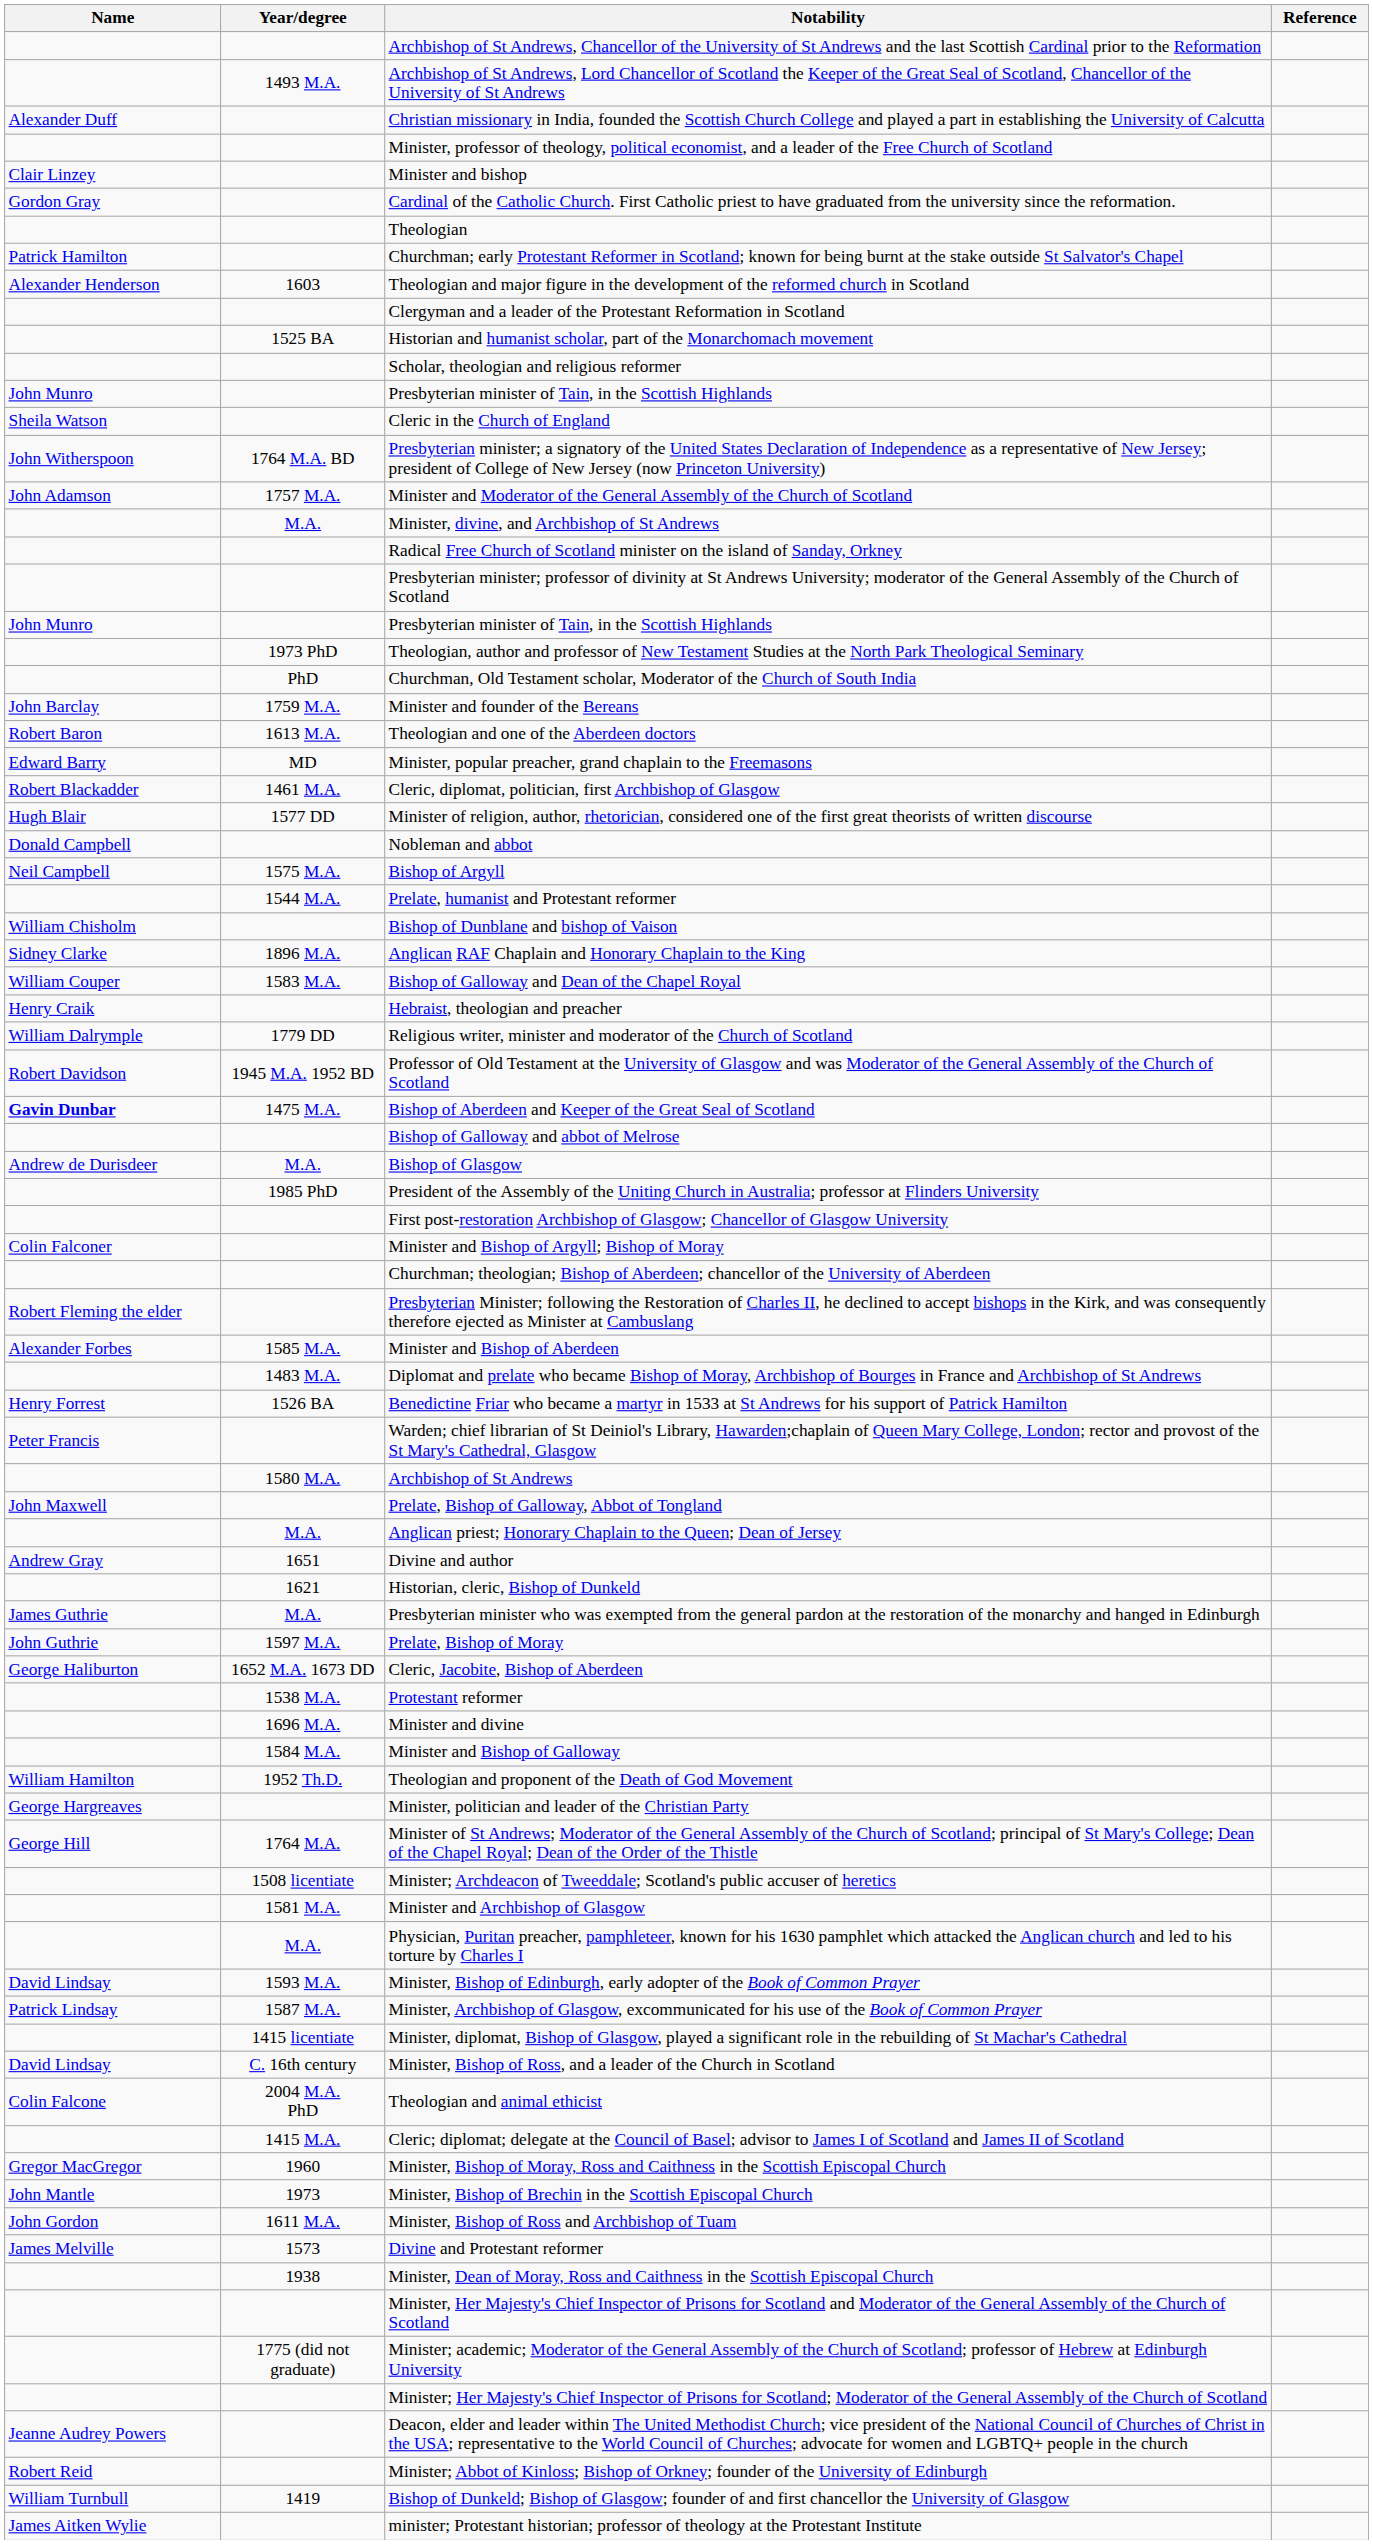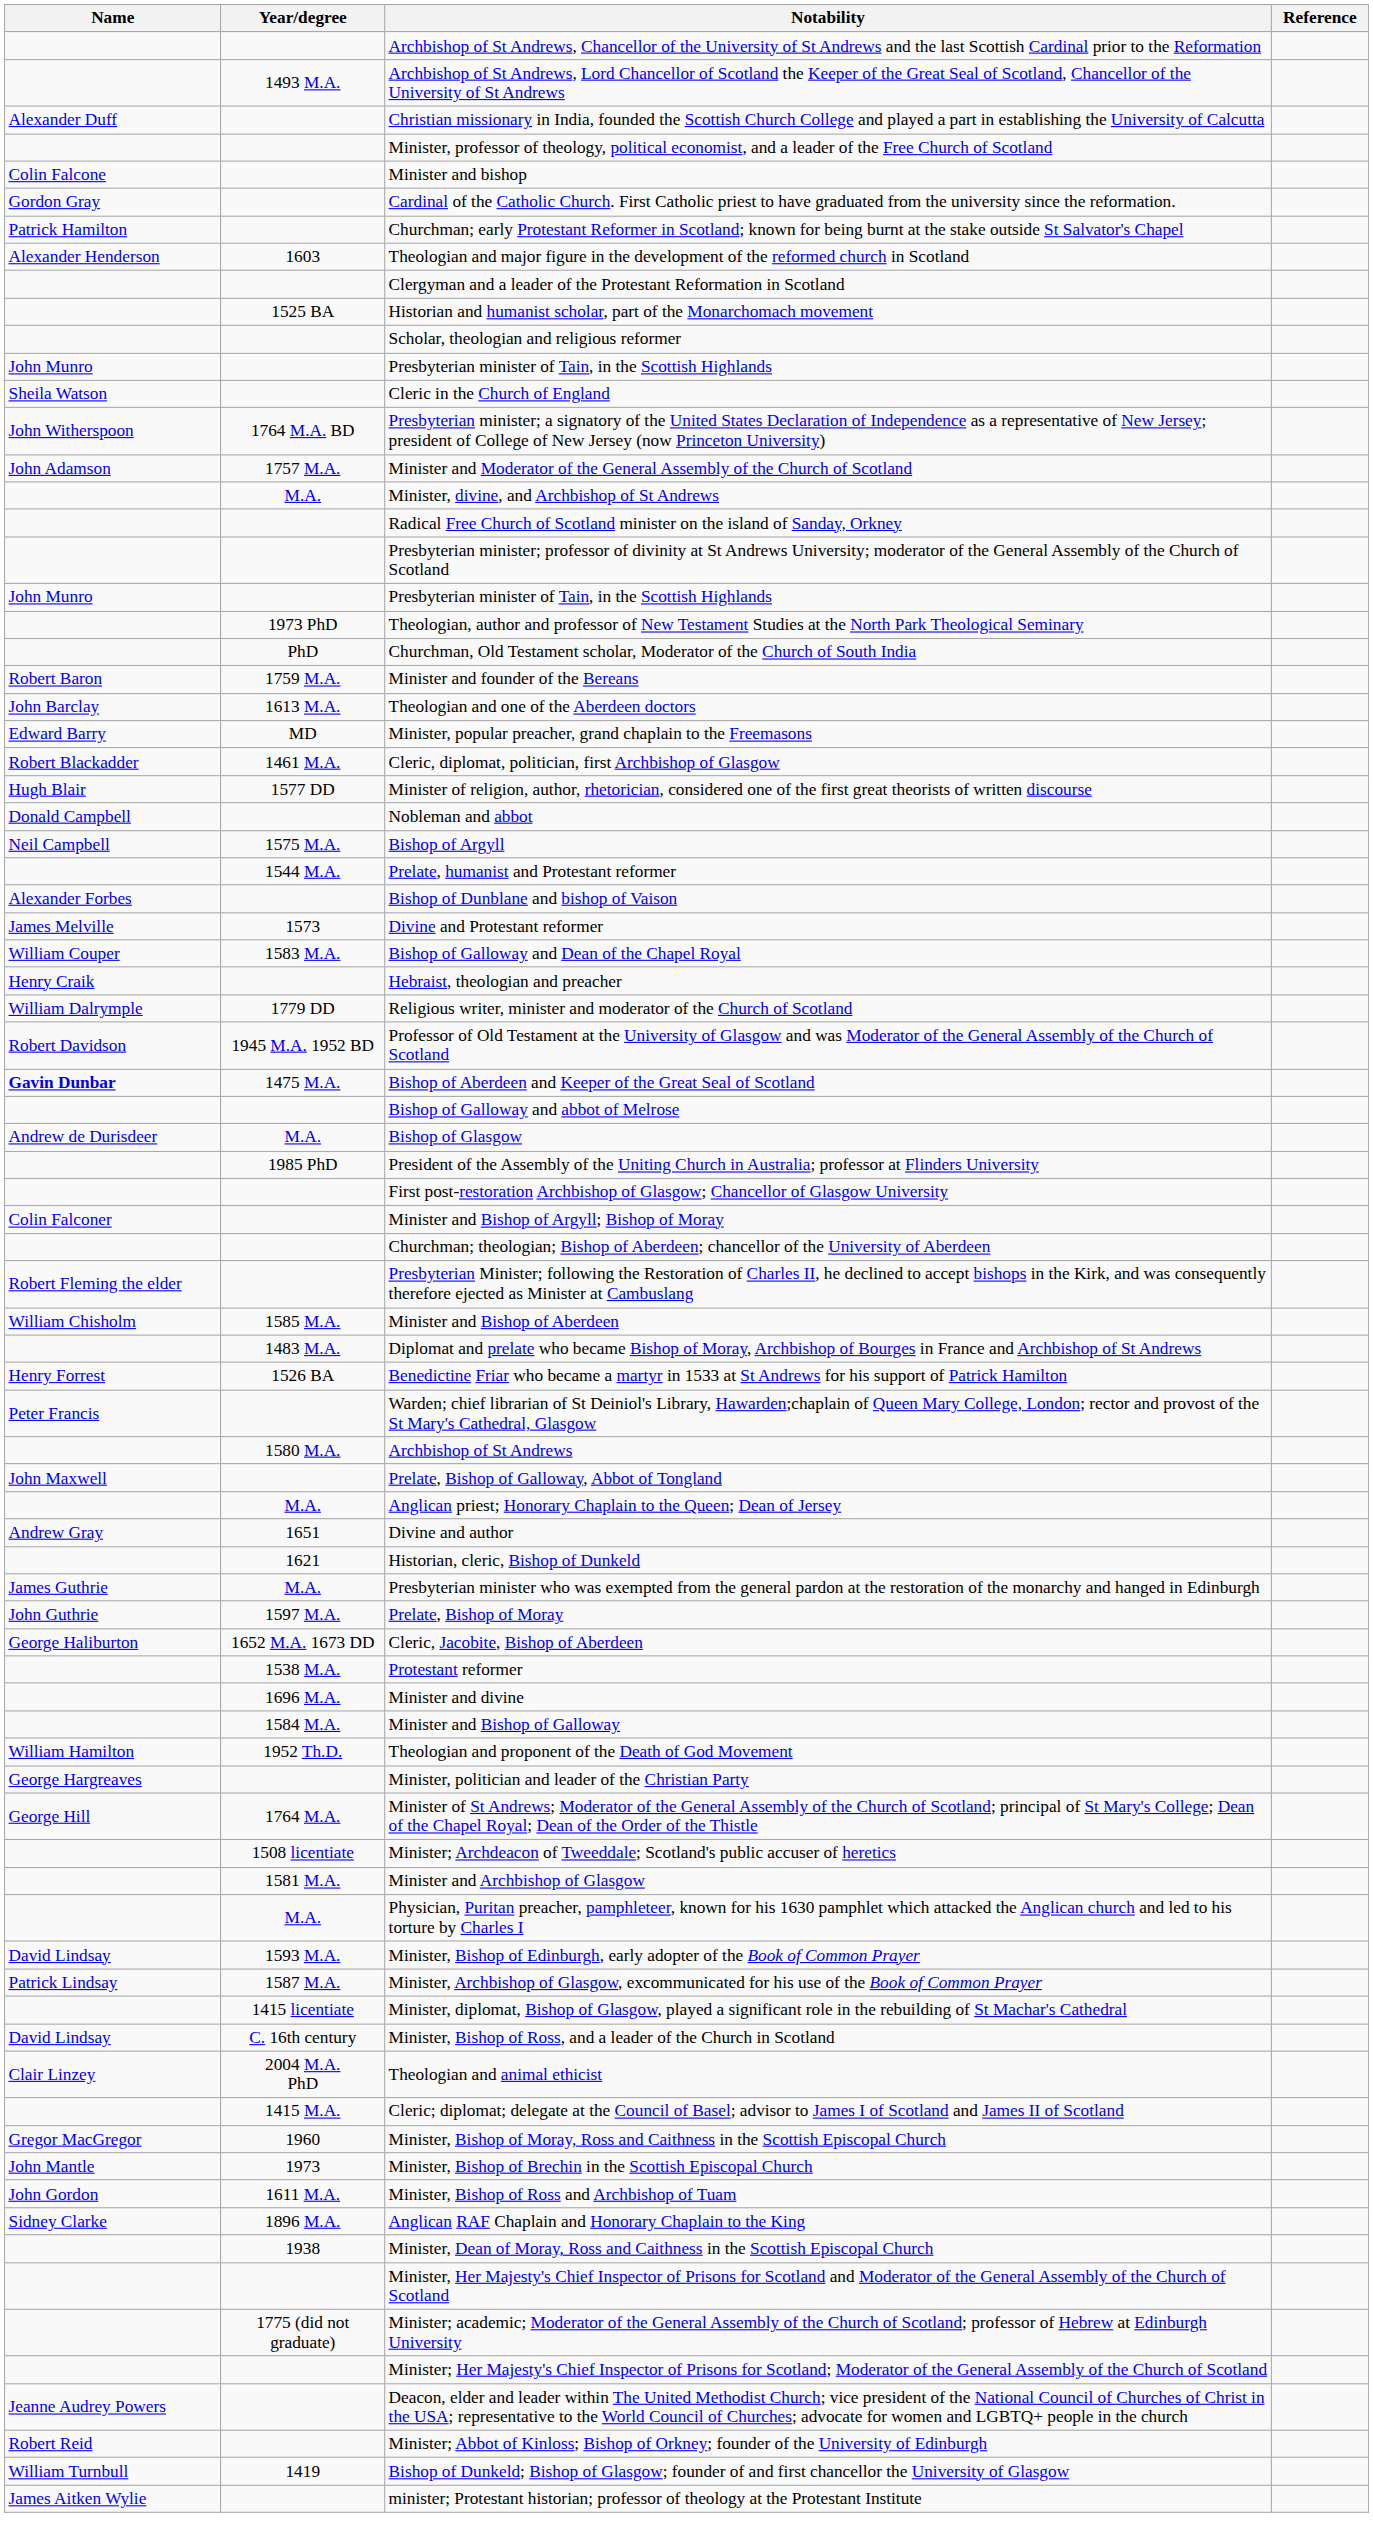(52, 174) Clair Linzey -> (57, 174) Colin Falcone
- row: (303, 230)
(54, 706) John Barclay -> (55, 679) Robert Baron
(55, 734) Robert Baron -> (54, 706) John Barclay
(72, 926) William Chisholm -> (70, 898) Alexander Forbes
rows swapped: (303, 953) <-> (303, 2248)
(70, 1348) Alexander Forbes -> (72, 1321) William Chisholm
(57, 2101) Colin Falcone -> (52, 2074) Clair Linzey
